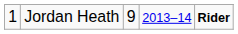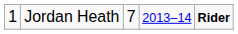(131, 17) 9 -> (131, 17) 7
